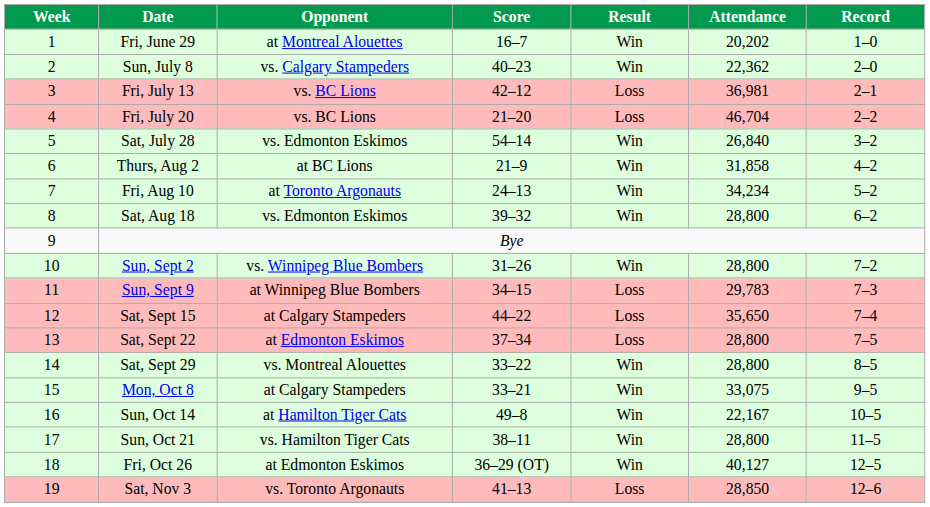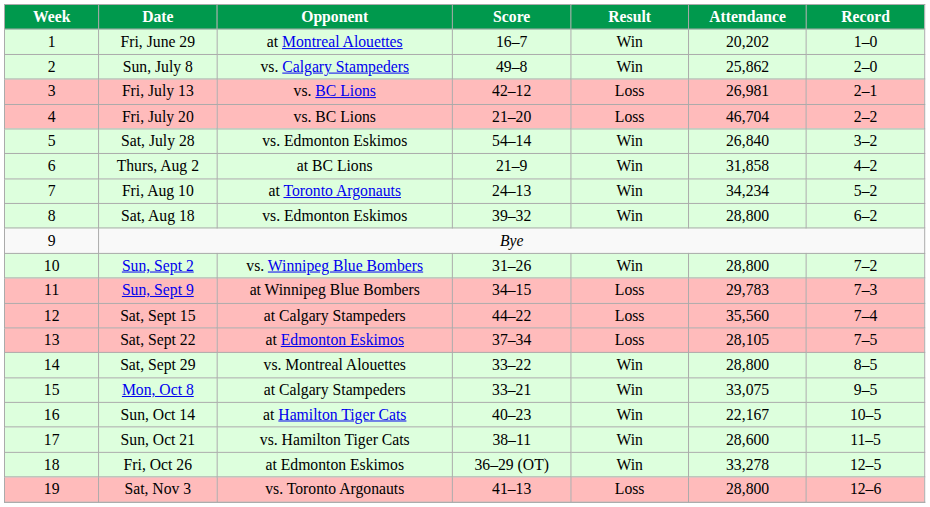(512, 66) 40–23 -> (512, 66) 49–8
(748, 66) 22,362 -> (748, 66) 25,862
(748, 91) 36,981 -> (748, 91) 26,981
(748, 315) 35,650 -> (748, 315) 35,560
(748, 340) 28,800 -> (748, 340) 28,105
(512, 414) 49–8 -> (512, 414) 40–23
(748, 439) 28,800 -> (748, 439) 28,600
(748, 464) 40,127 -> (748, 464) 33,278
(748, 489) 28,850 -> (748, 489) 28,800
